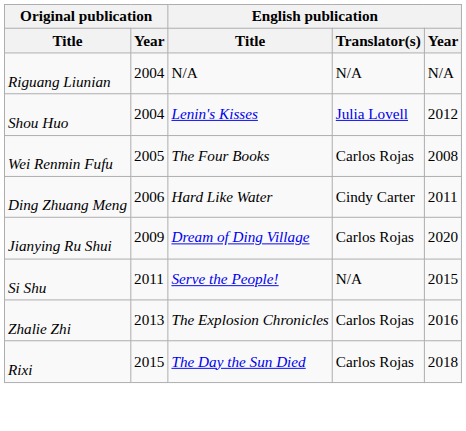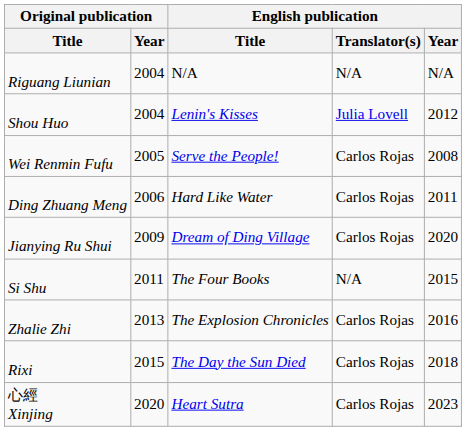(220, 155) The Four Books -> (225, 155) Serve the People!
(375, 196) Cindy Carter -> (375, 196) Carlos Rojas
(225, 279) Serve the People! -> (220, 279) The Four Books
+ row: (30, 404)
